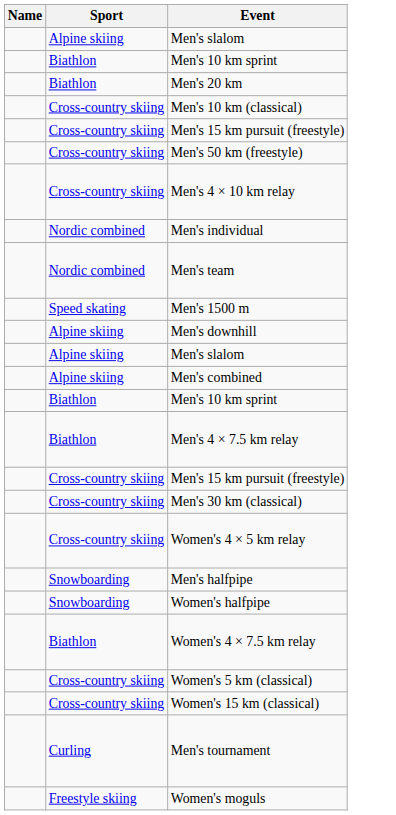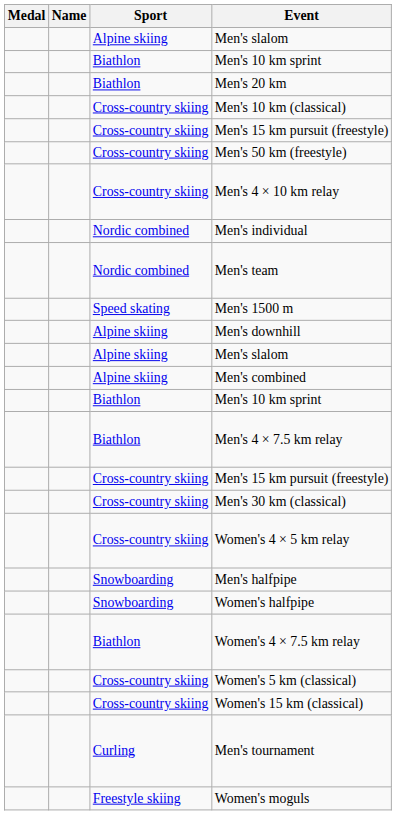+ column: (27, 16)
